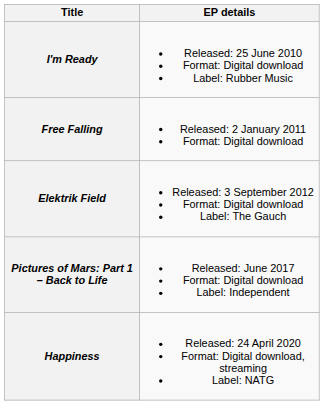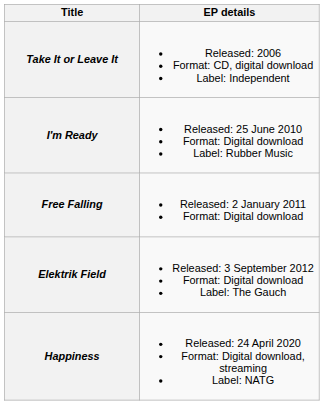+ row: (72, 59)
- row: (72, 274)
